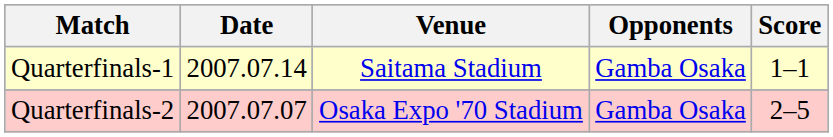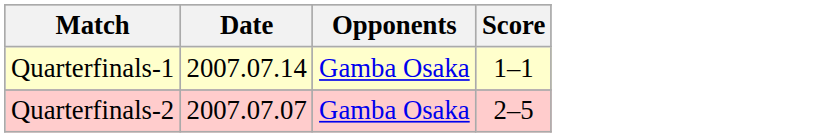- column: (451, 25)
